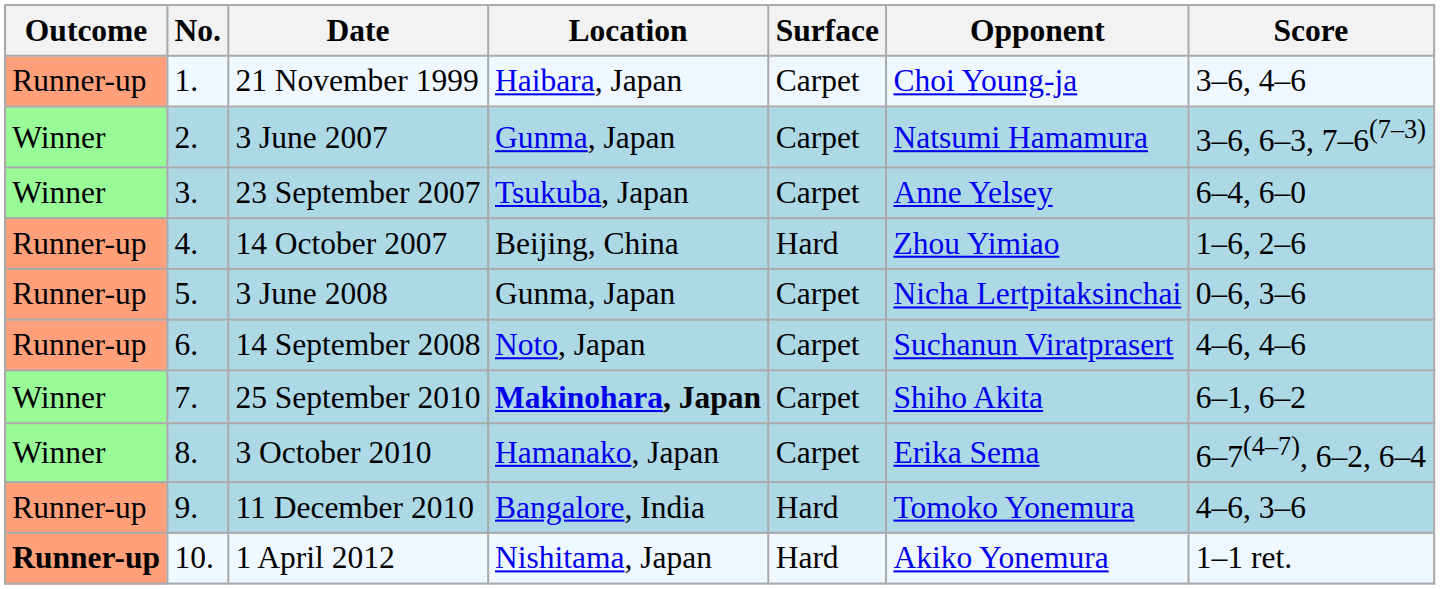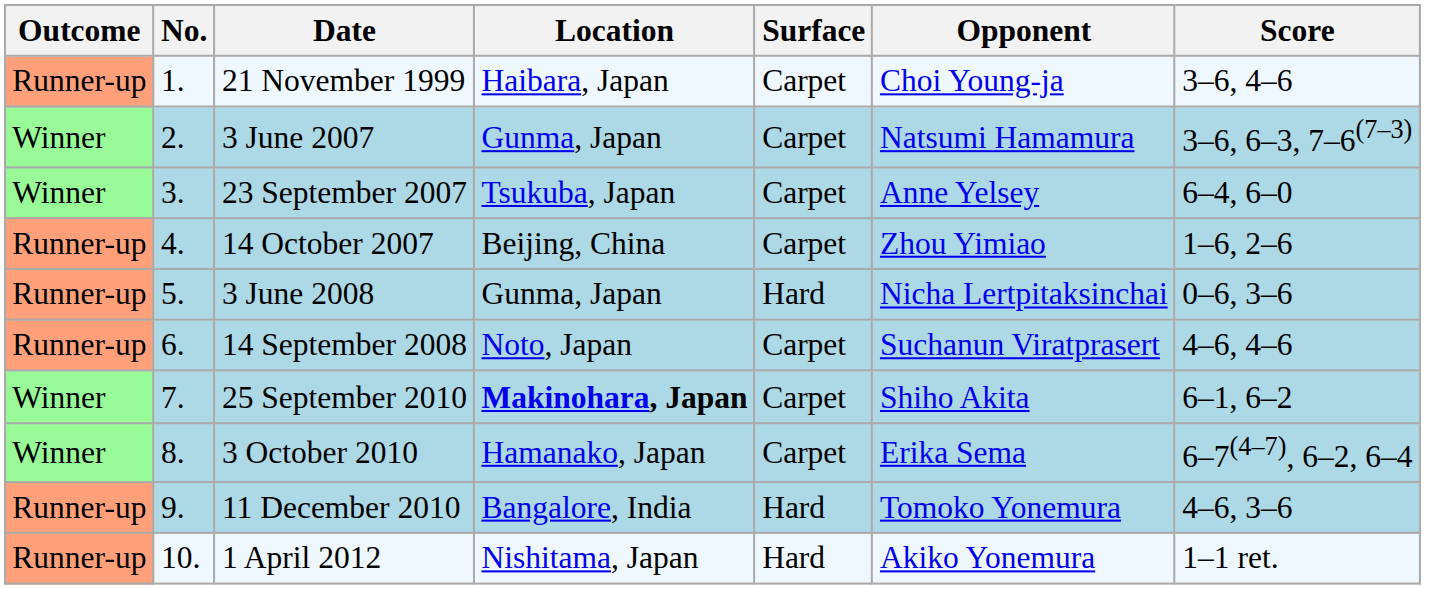(807, 242) Hard -> (804, 242) Carpet
(818, 293) Carpet -> (794, 293) Hard
(86, 557) bold -> (79, 557) normal
